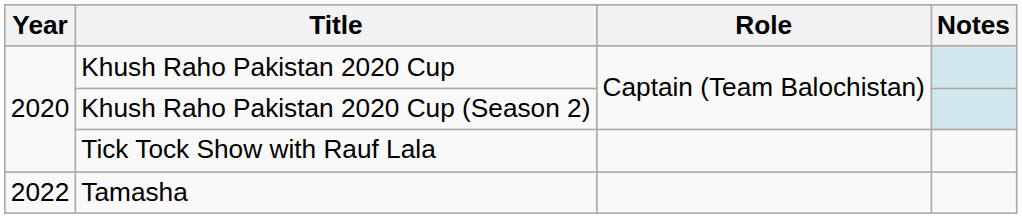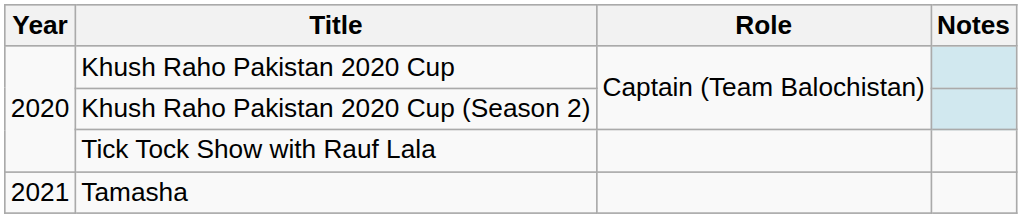(40, 191) 2022 -> (40, 191) 2021
